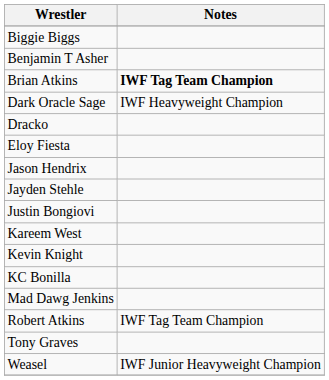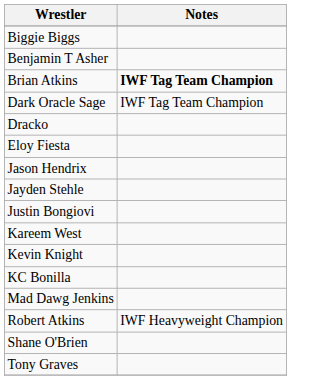(202, 102) IWF Heavyweight Champion -> (192, 102) IWF Tag Team Champion
(192, 320) IWF Tag Team Champion -> (202, 320) IWF Heavyweight Champion
+ row: (48, 342)
- row: (27, 364)
